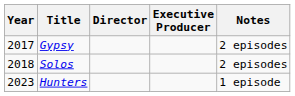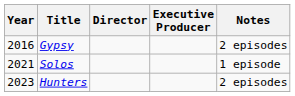(21, 45) 2017 -> (21, 45) 2016
(21, 64) 2018 -> (21, 64) 2021
(253, 64) 2 episodes -> (250, 64) 1 episode
(250, 82) 1 episode -> (253, 82) 2 episodes
